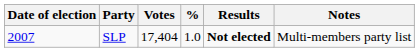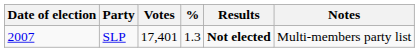(159, 36) 17,404 -> (159, 36) 17,401
(192, 36) 1.0 -> (192, 36) 1.3
